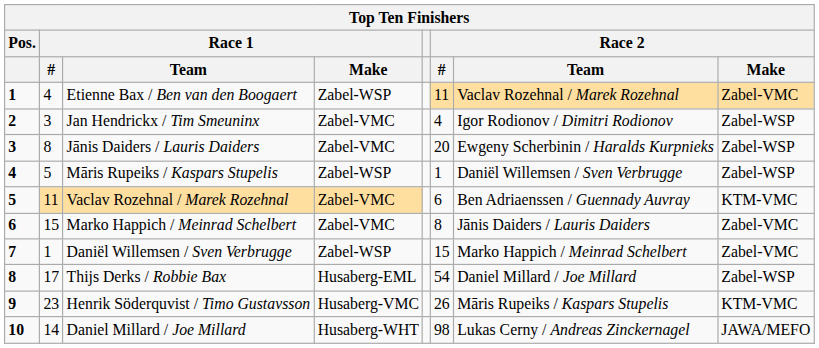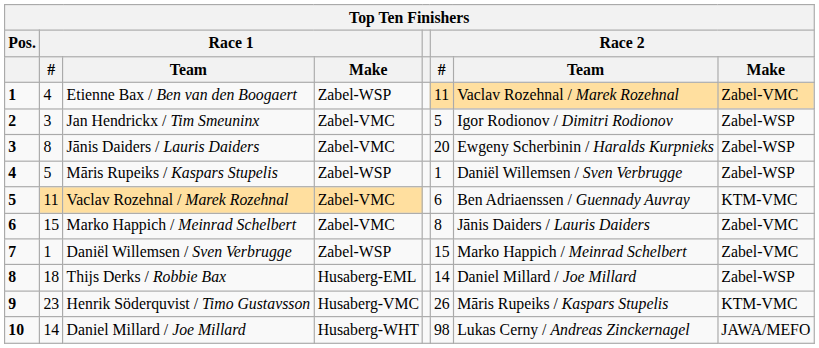(438, 121) 4 -> (438, 121) 5
(51, 277) 17 -> (51, 277) 18
(442, 277) 54 -> (442, 277) 14
